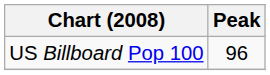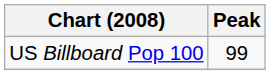(237, 52) 96 -> (237, 52) 99
